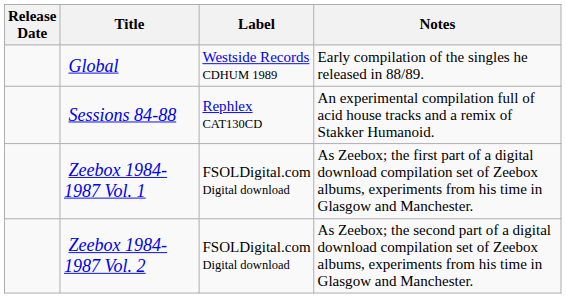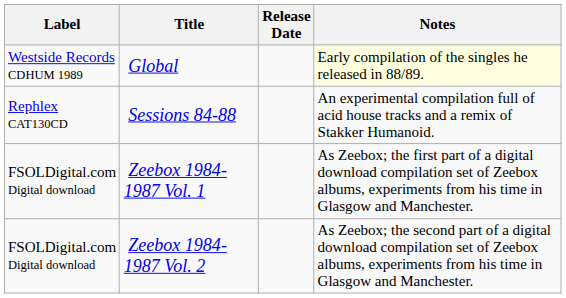columns swapped: (32, 24) <-> (257, 24)
(423, 65) no background -> (423, 65) lightyellow background
